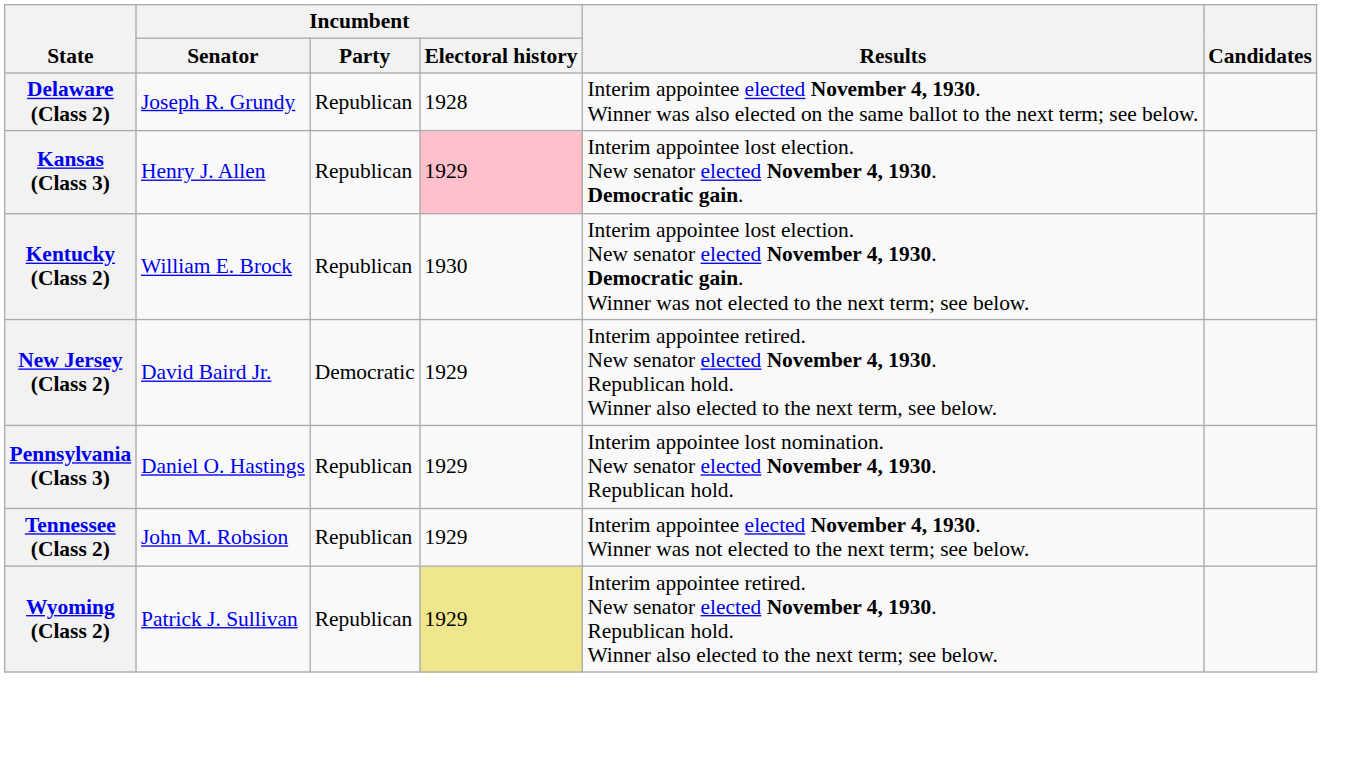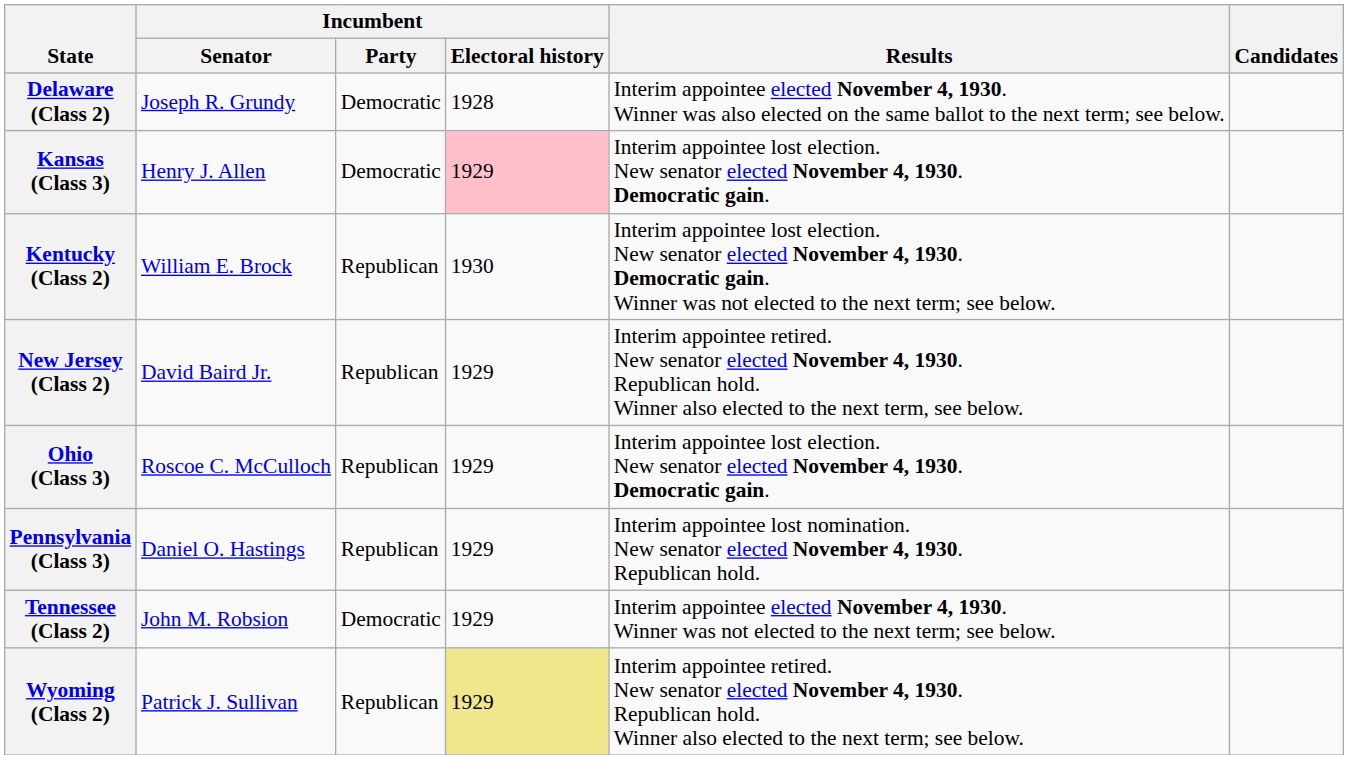(363, 101) Republican -> (391, 101) Democratic
(363, 171) Republican -> (391, 171) Democratic
(365, 372) Democratic -> (390, 372) Republican
+ row: (70, 466)
(363, 536) Republican -> (391, 619) Democratic
